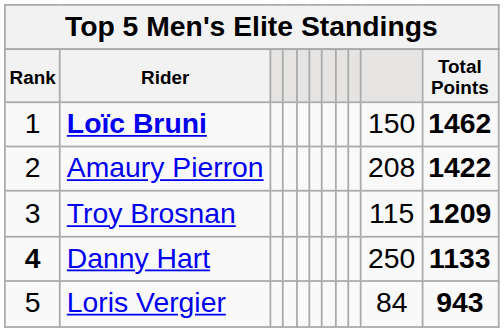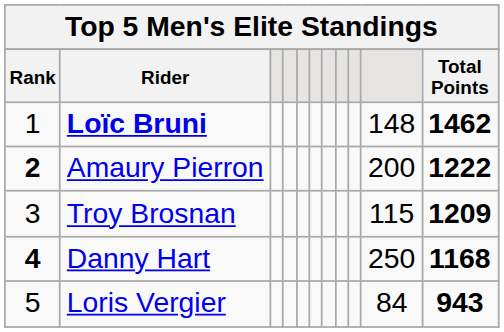(392, 123) 150 -> (392, 123) 148
(33, 168) normal -> (33, 168) bold
(392, 168) 208 -> (392, 168) 200
(460, 168) 1422 -> (460, 168) 1222
(460, 258) 1133 -> (460, 258) 1168
